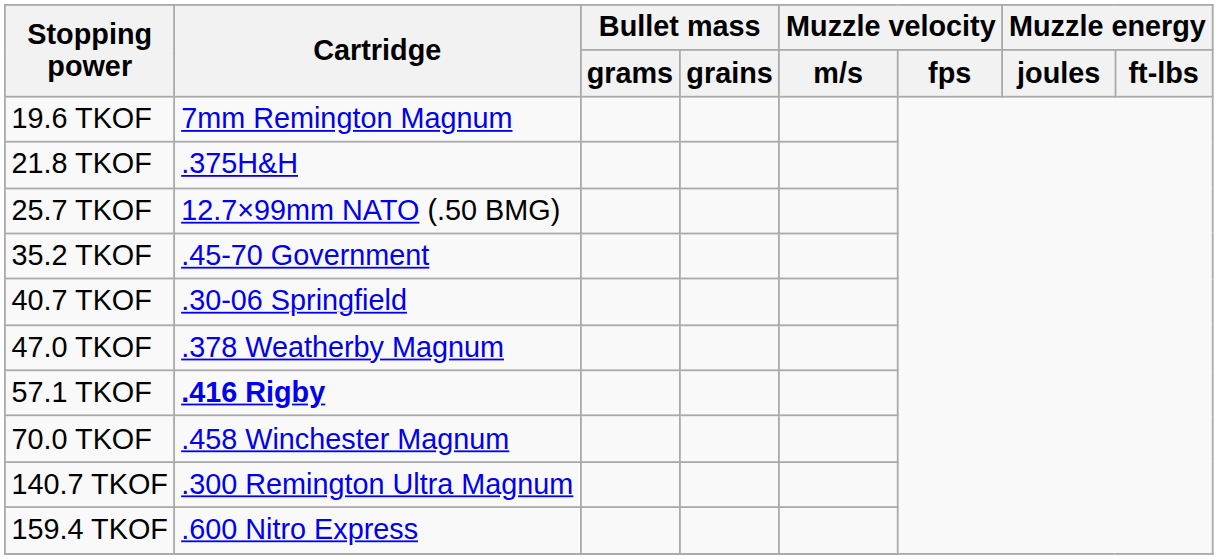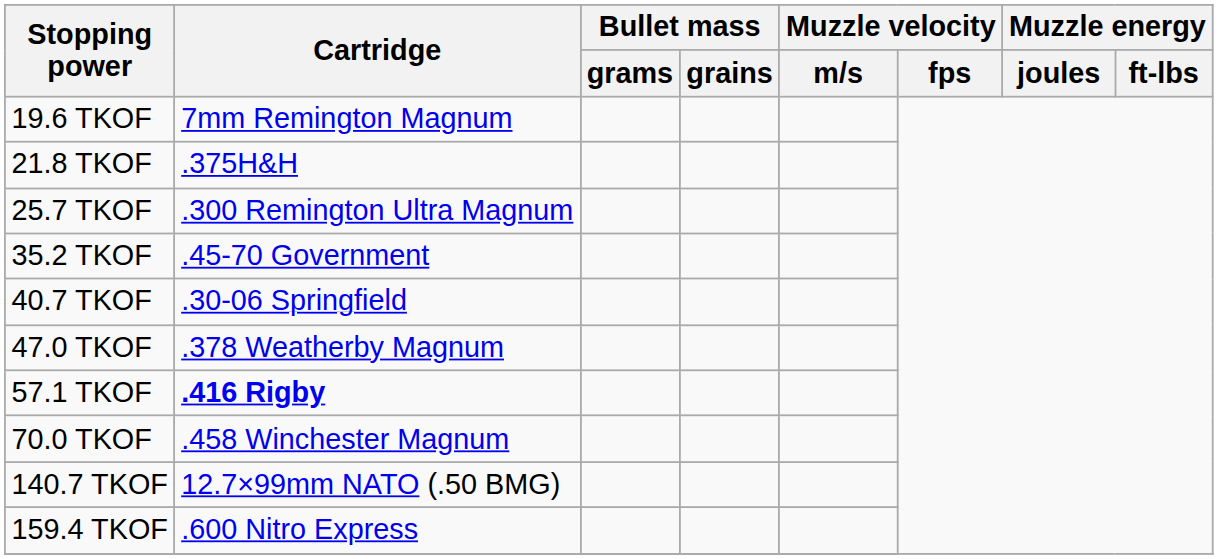(371, 210) 12.7×99mm NATO (.50 BMG) -> (377, 210) .300 Remington Ultra Magnum
(377, 484) .300 Remington Ultra Magnum -> (371, 484) 12.7×99mm NATO (.50 BMG)
